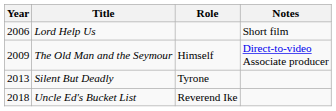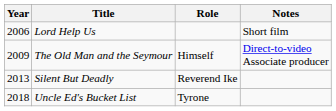(193, 79) Tyrone -> (207, 79) Reverend Ike
(207, 97) Reverend Ike -> (193, 97) Tyrone
